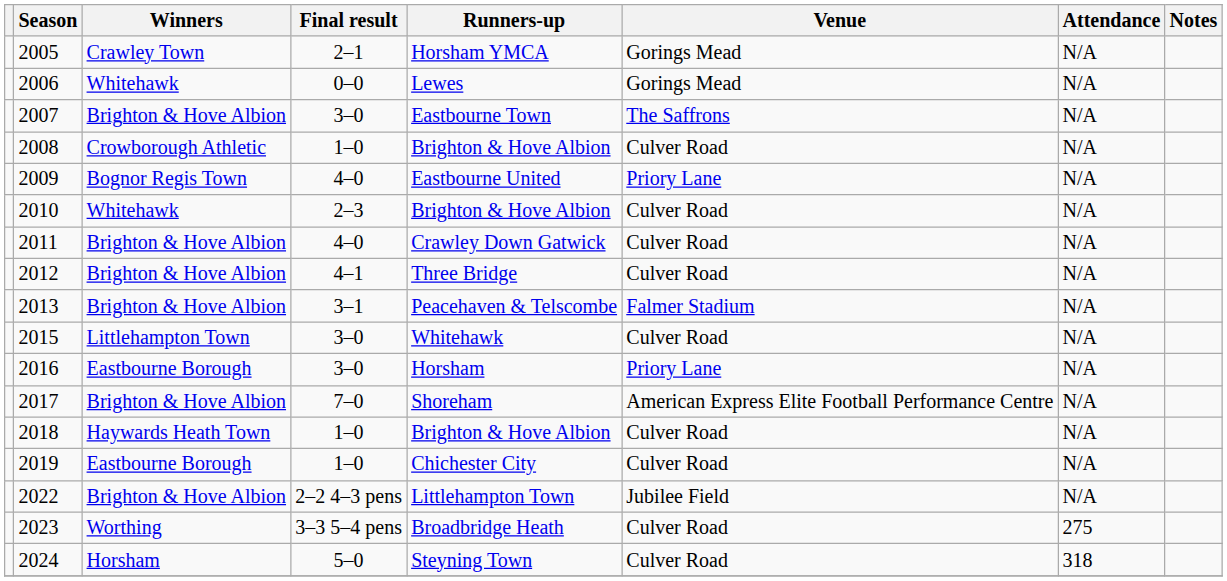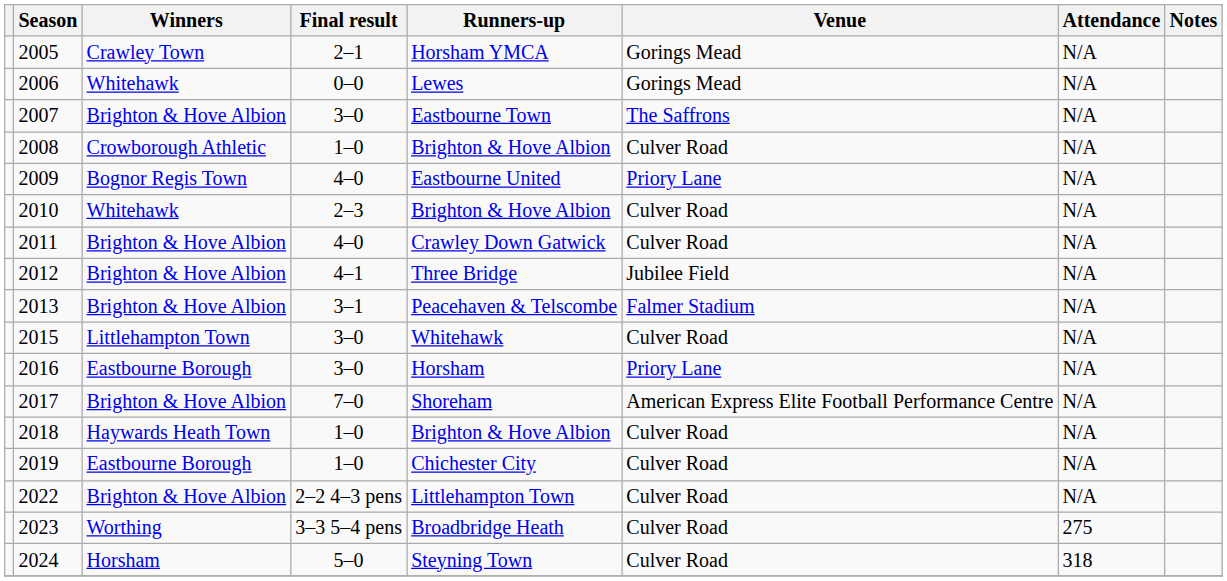(677, 274) Culver Road -> (678, 274) Jubilee Field
(678, 496) Jubilee Field -> (677, 496) Culver Road
